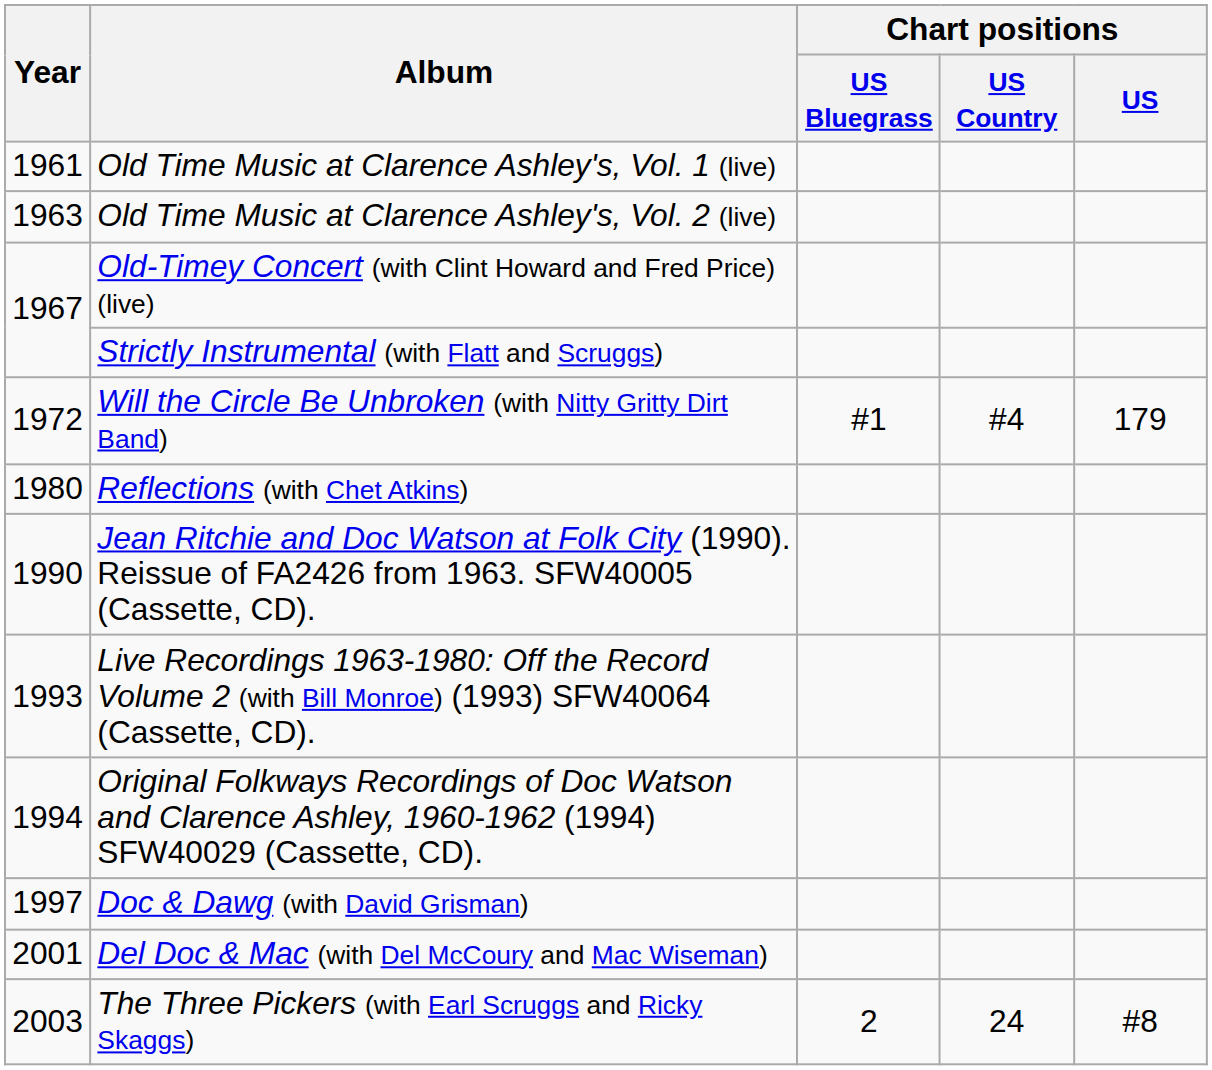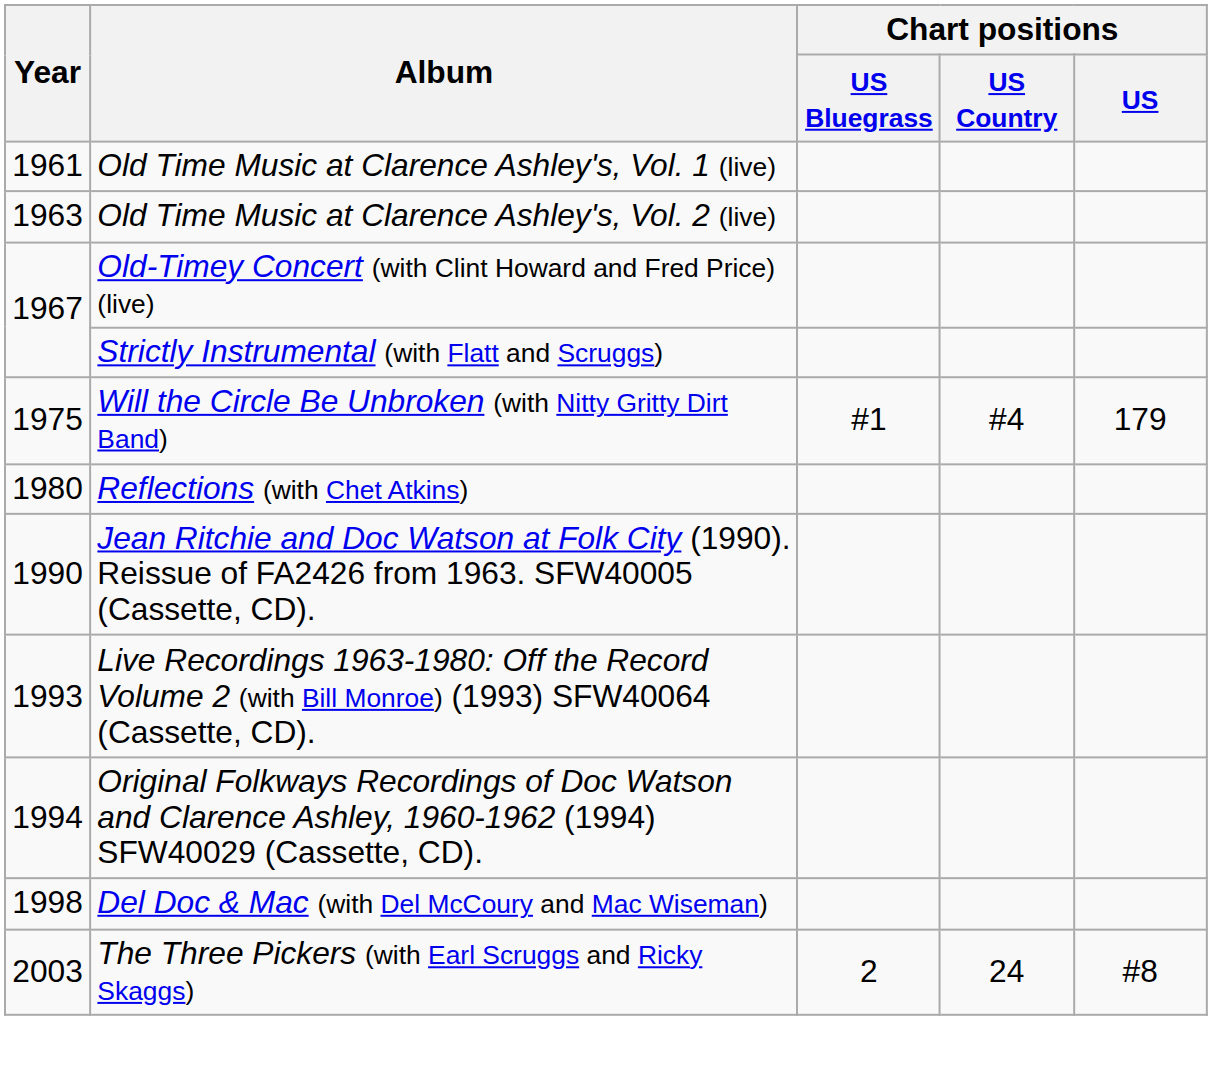(48, 420) 1972 -> (48, 420) 1975
- row: (313, 903)
(48, 953) 2001 -> (48, 903) 1998
